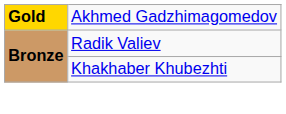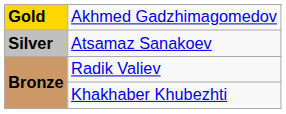+ row: (141, 43)
